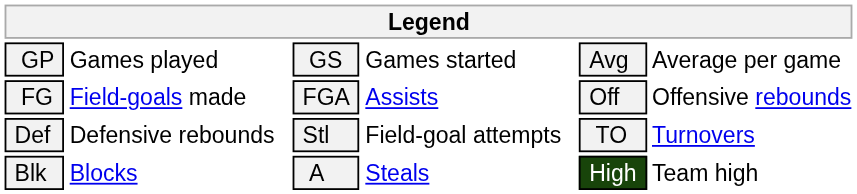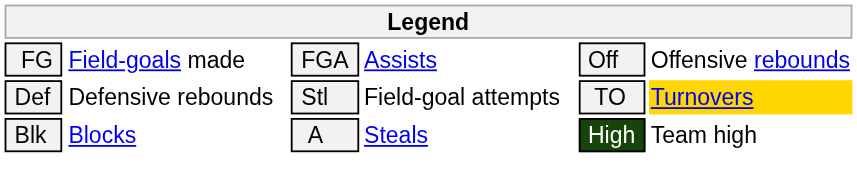- row: (34, 60)
(703, 135) no background -> (702, 97) gold background
